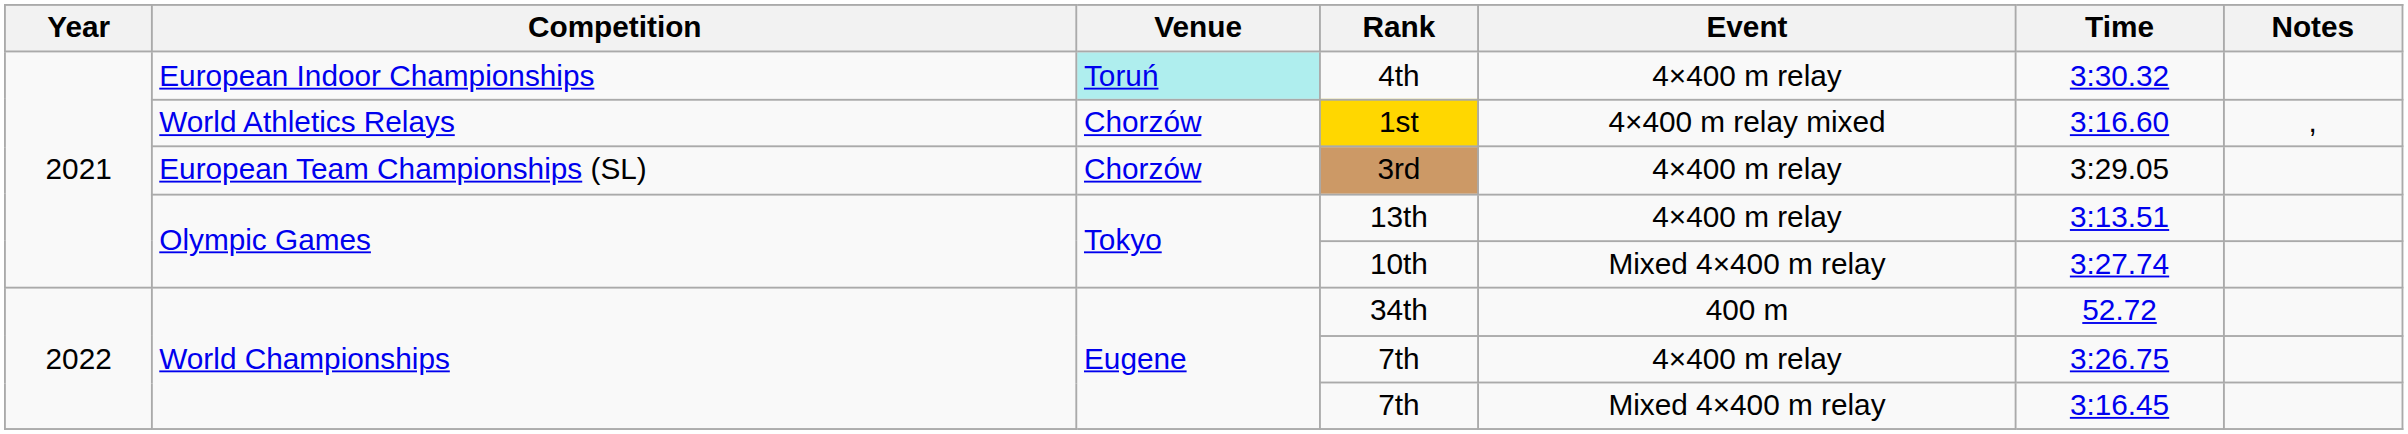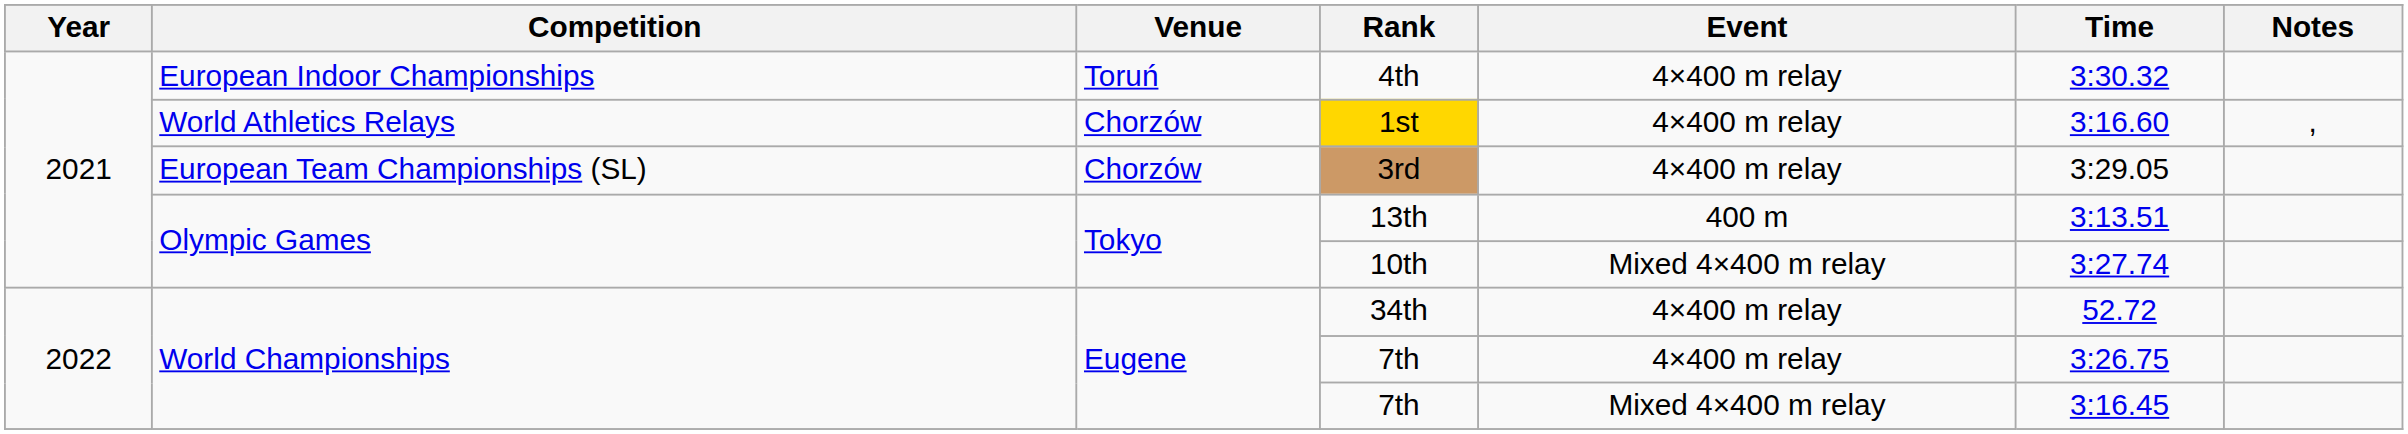(1121, 75) paleturquoise background -> (1121, 75) no background
(1747, 122) 4×400 m relay mixed -> (1747, 122) 4×400 m relay
(1747, 216) 4×400 m relay -> (1747, 216) 400 m
(1747, 311) 400 m -> (1747, 311) 4×400 m relay
